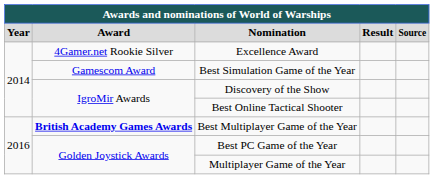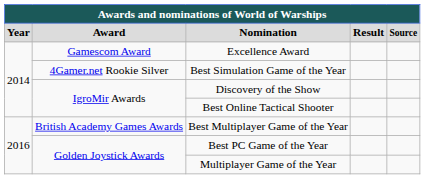(114, 51) 4Gamer.net Rookie Silver -> (109, 51) Gamescom Award
(114, 70) Gamescom Award -> (109, 70) 4Gamer.net Rookie Silver
(114, 126) bold -> (109, 126) normal
